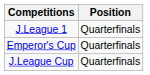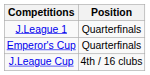(110, 62) Quarterfinals -> (111, 62) 4th / 16 clubs
